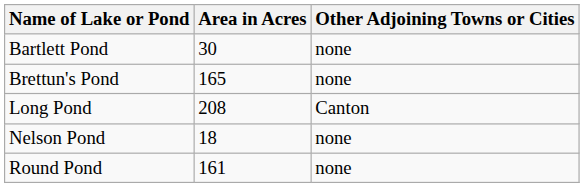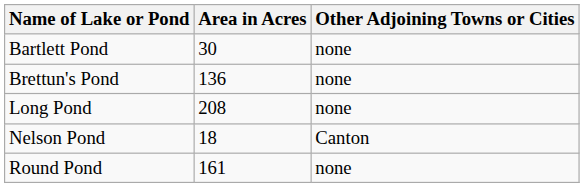(212, 78) 165 -> (212, 78) 136
(342, 108) Canton -> (333, 108) none
(333, 138) none -> (342, 138) Canton
